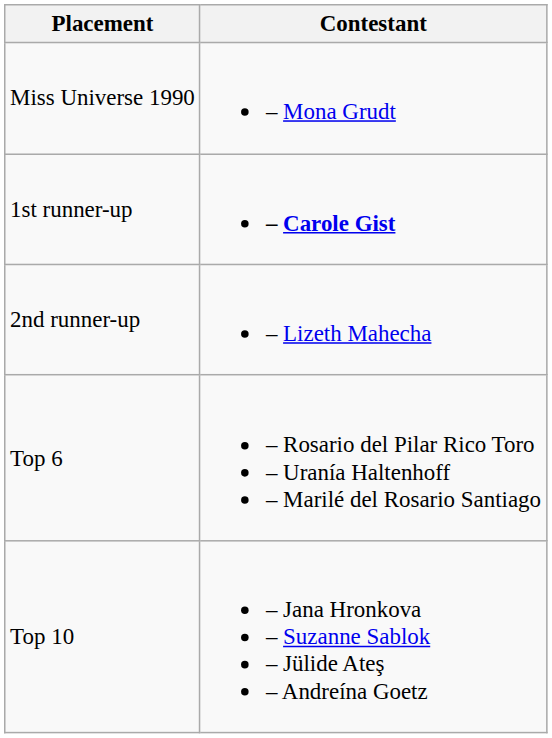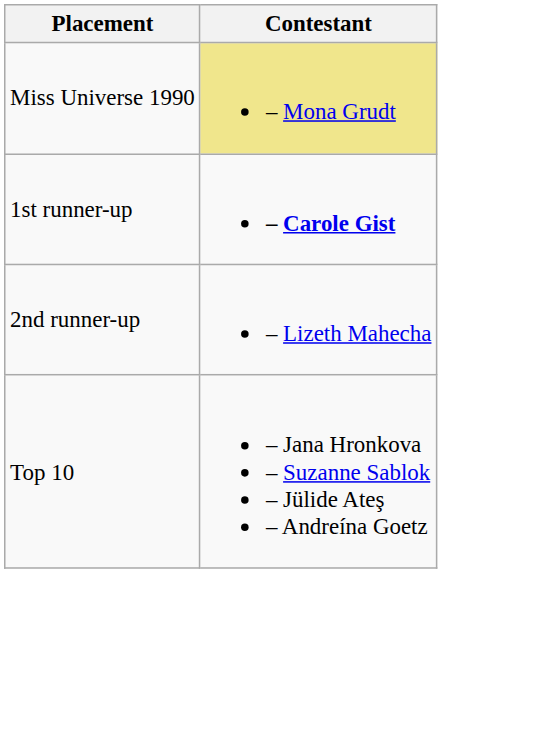(373, 112) no background -> (318, 112) khaki background
- row: (36, 457)
